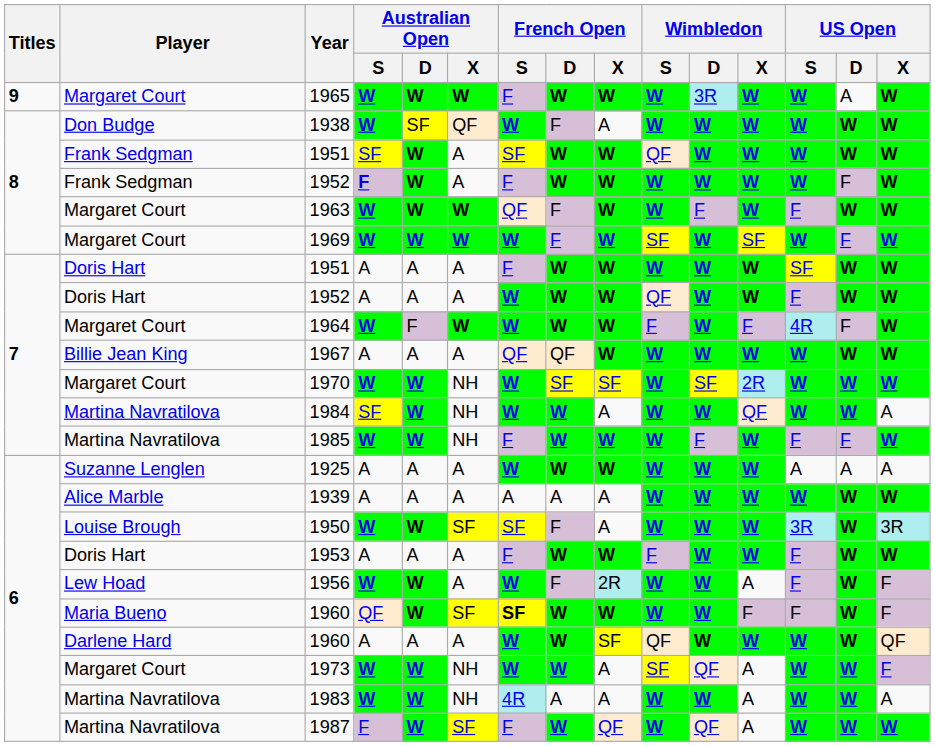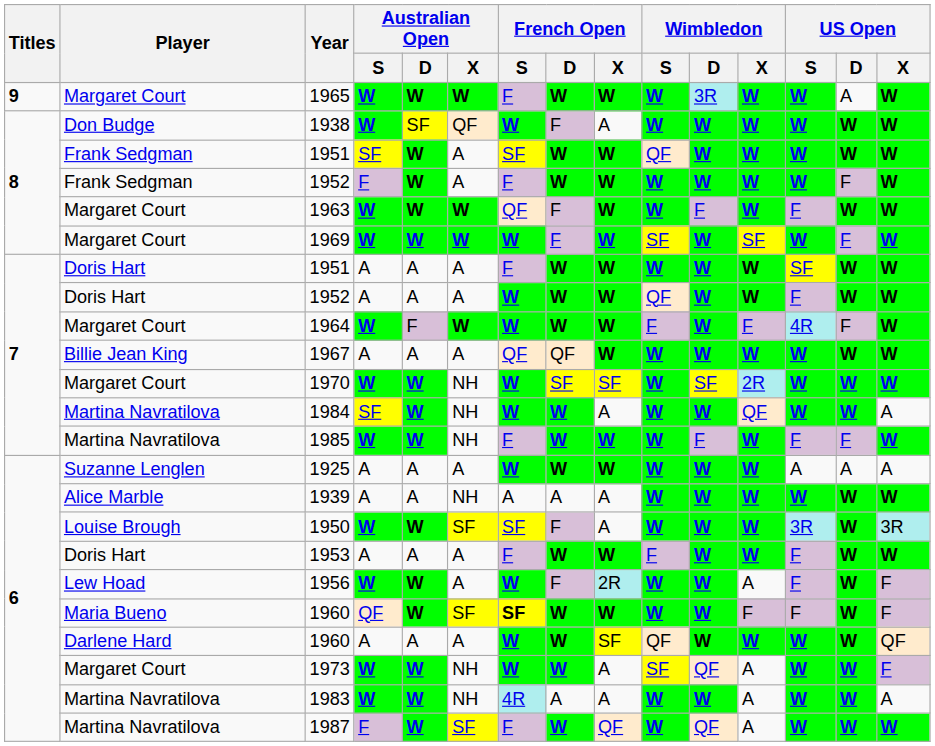(364, 182) bold -> (364, 182) normal
(458, 497) A -> (465, 497) NH
